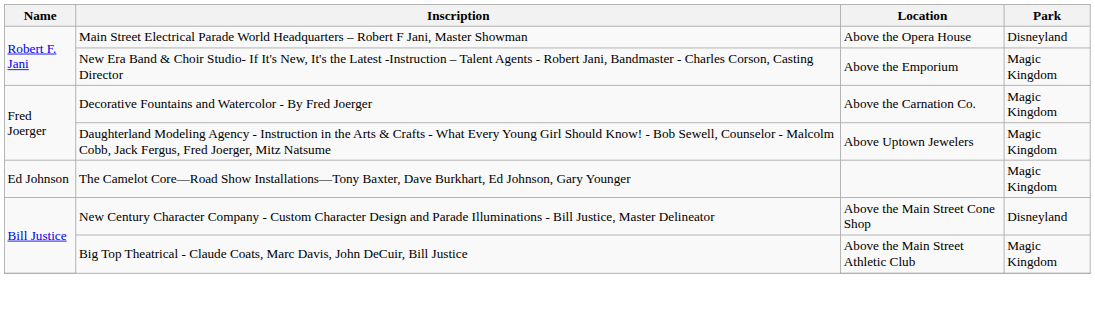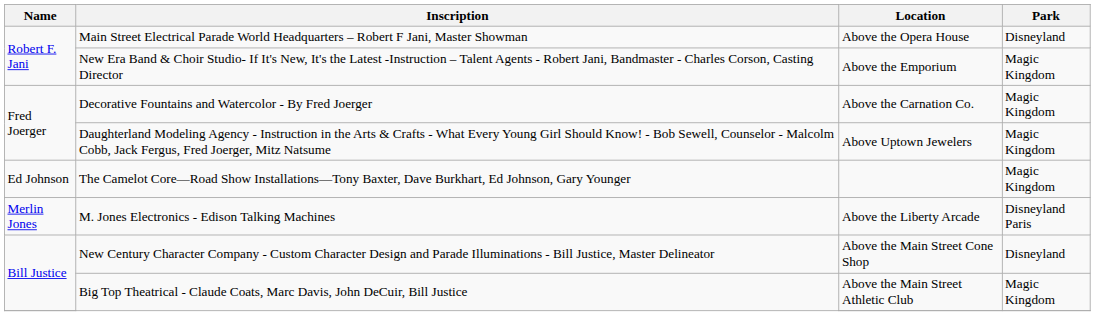+ row: (207, 216)
